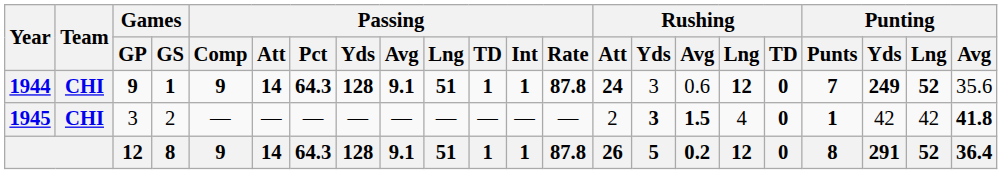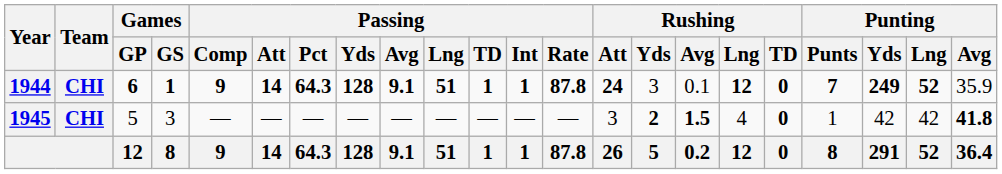(133, 86) 9 -> (133, 86) 6
(697, 86) 0.6 -> (697, 86) 0.1
(974, 86) 35.6 -> (974, 86) 35.9
(133, 119) 3 -> (133, 119) 5
(170, 119) 2 -> (170, 119) 3
(612, 119) 2 -> (612, 119) 3
(654, 119) 3 -> (654, 119) 2
(832, 119) bold -> (832, 119) normal
